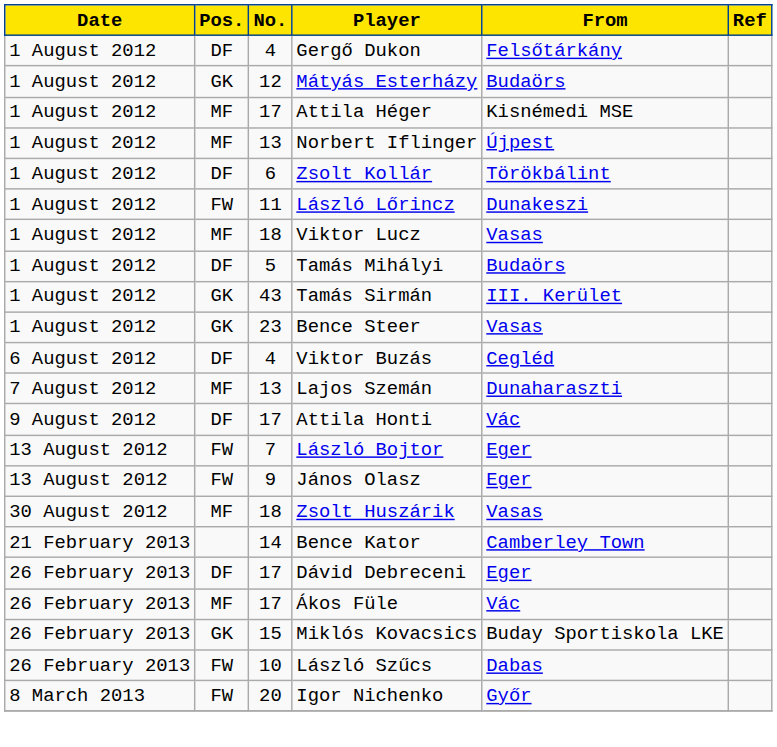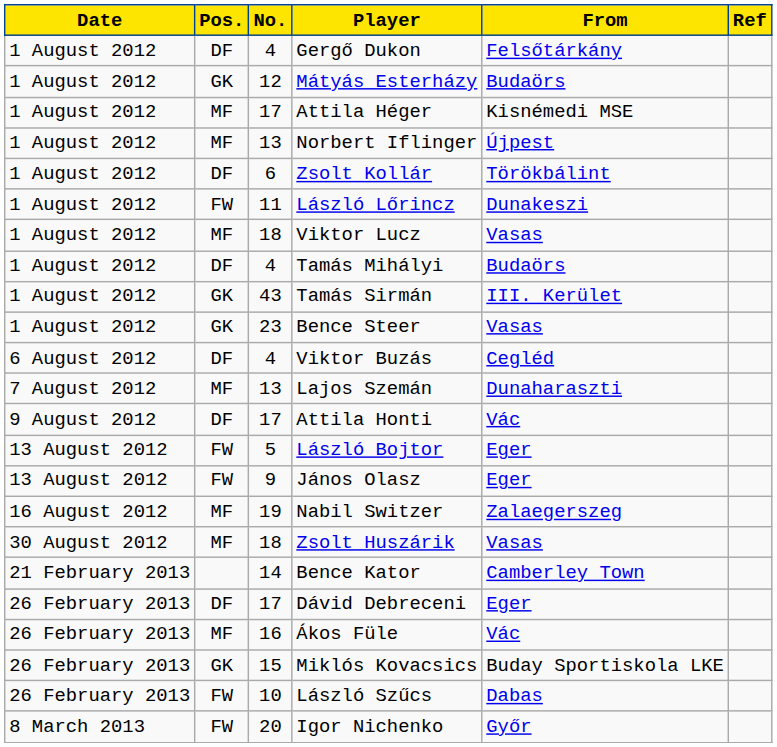(270, 266) 5 -> (270, 266) 4
(270, 450) 7 -> (270, 450) 5
+ row: (370, 512)
(270, 604) 17 -> (270, 635) 16
